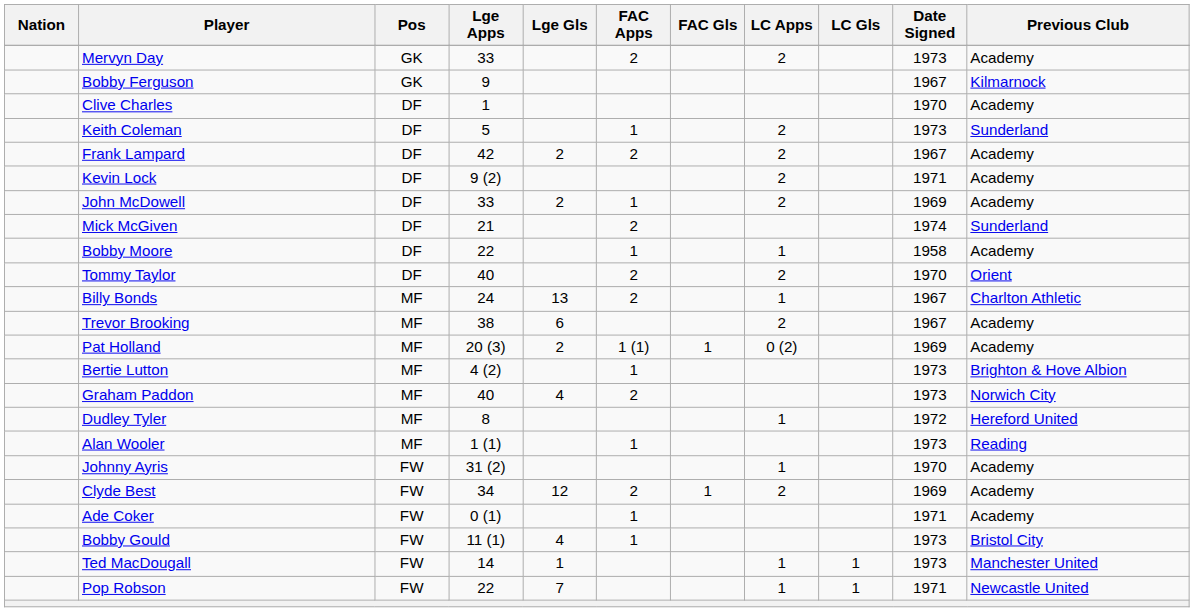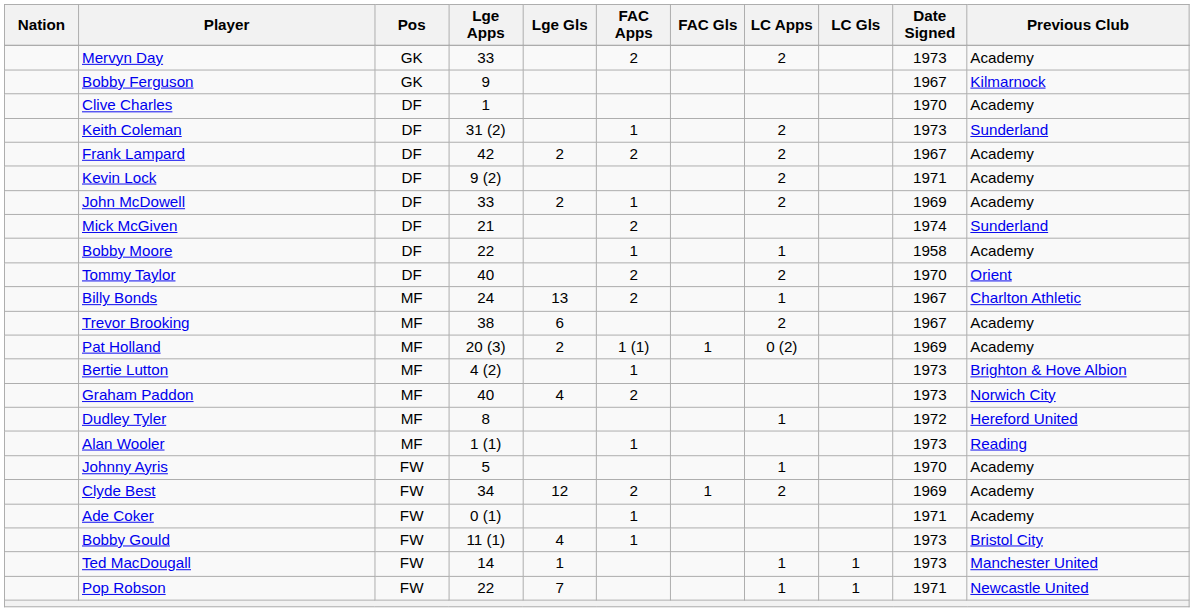(486, 130) 5 -> (486, 130) 31 (2)
(486, 467) 31 (2) -> (486, 467) 5
